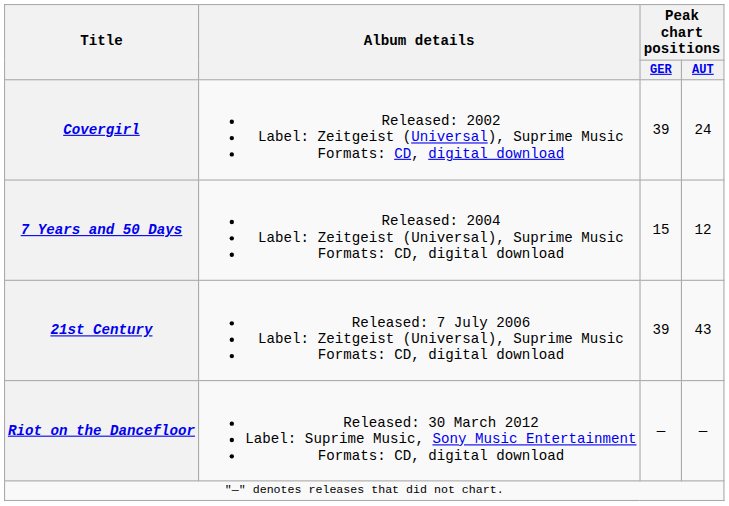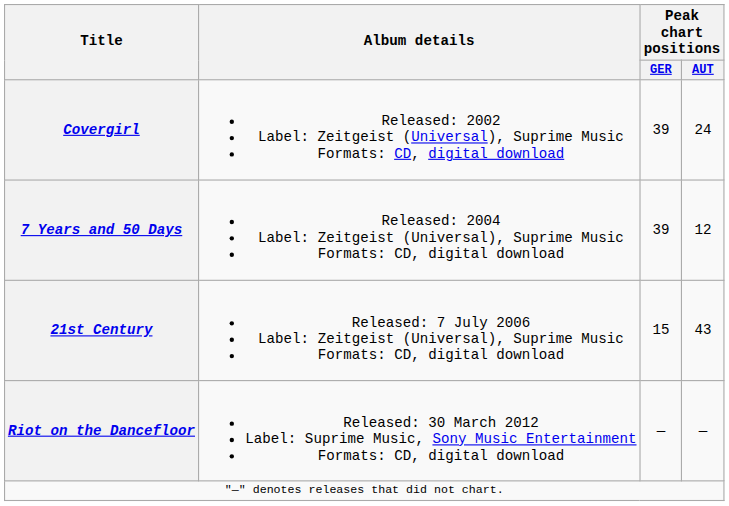(661, 230) 15 -> (661, 230) 39
(661, 331) 39 -> (661, 331) 15
